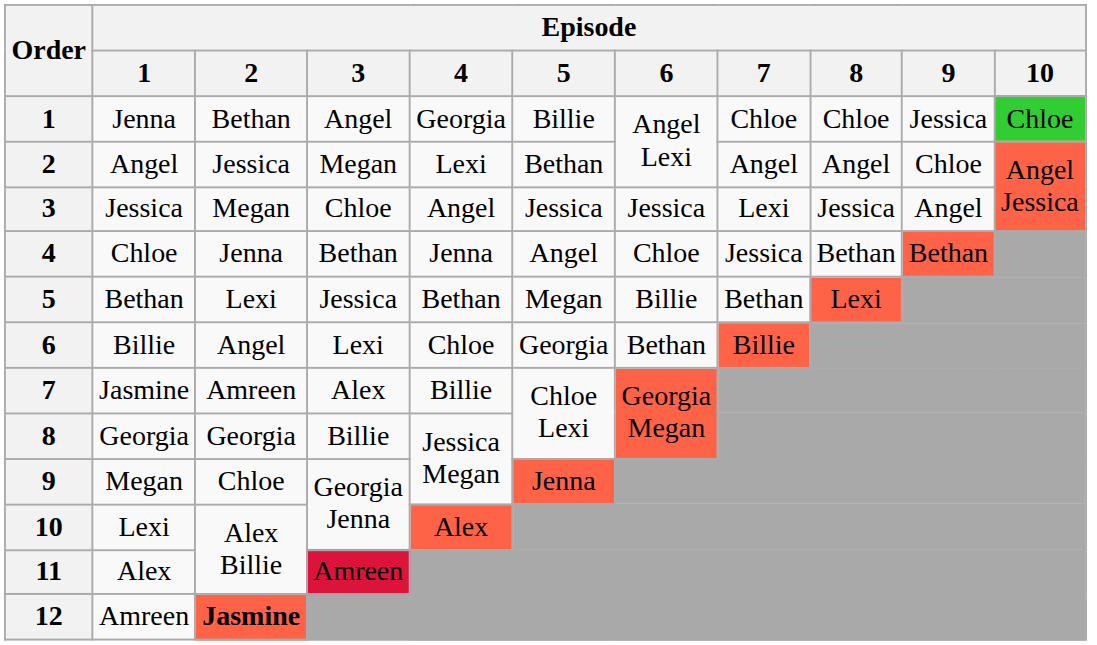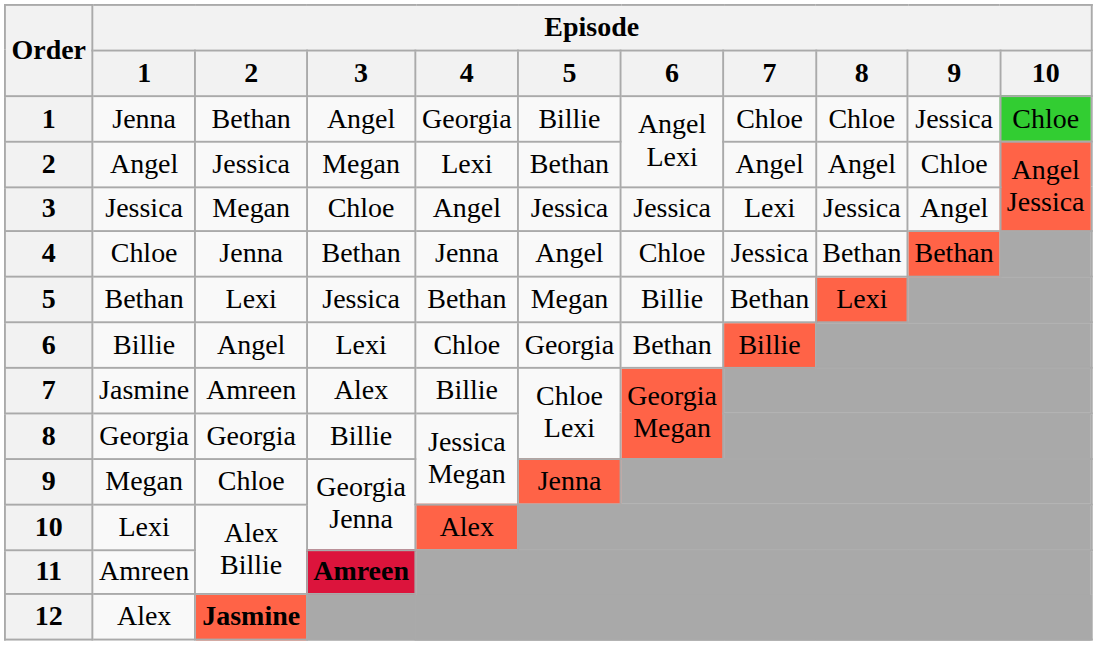(144, 571) Alex -> (144, 571) Amreen
(358, 571) normal -> (361, 571) bold
(144, 616) Amreen -> (144, 616) Alex
